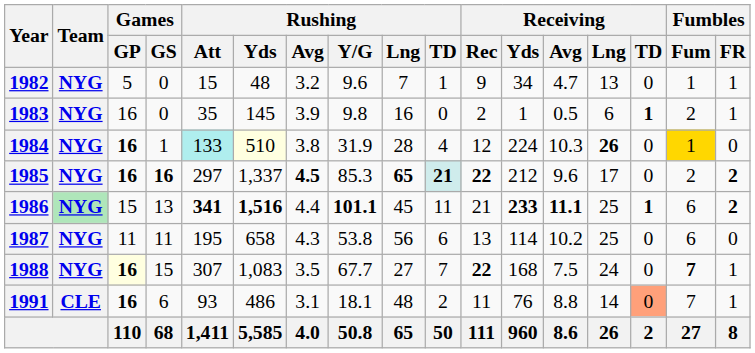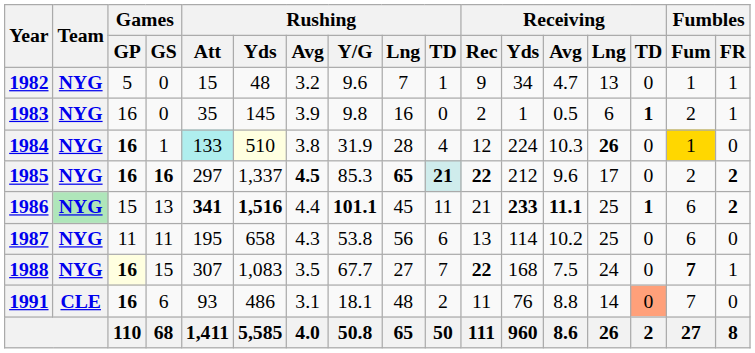(733, 301) 1 -> (733, 301) 0
